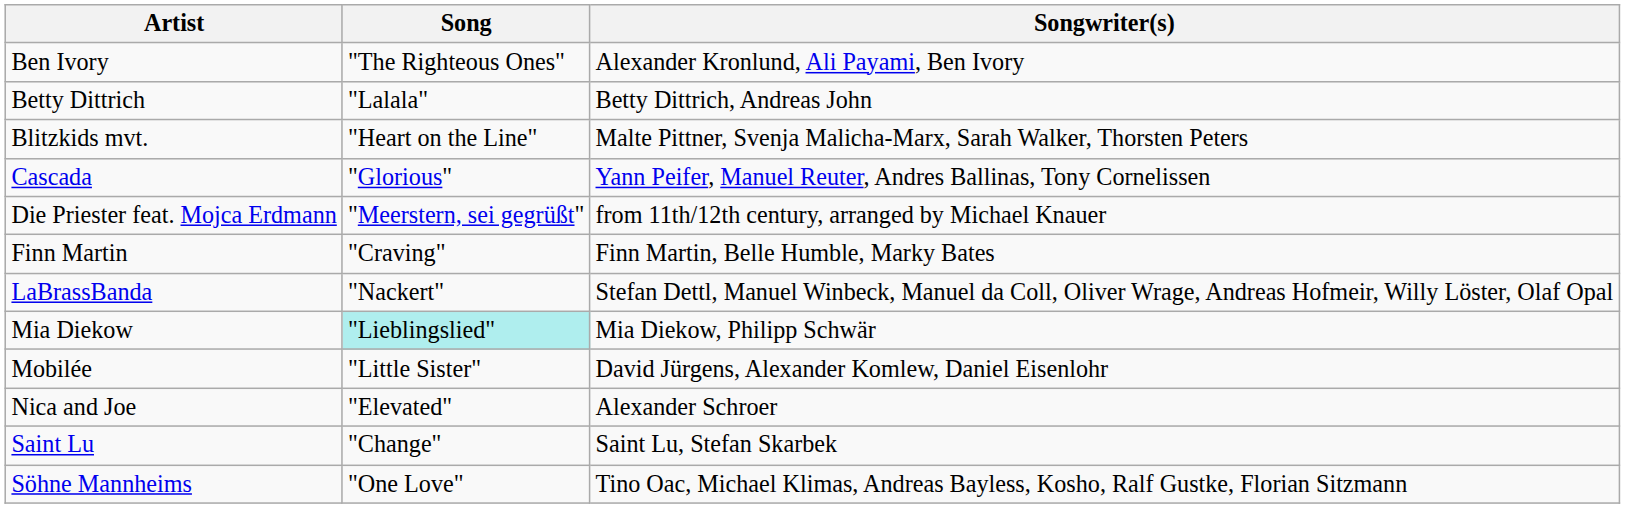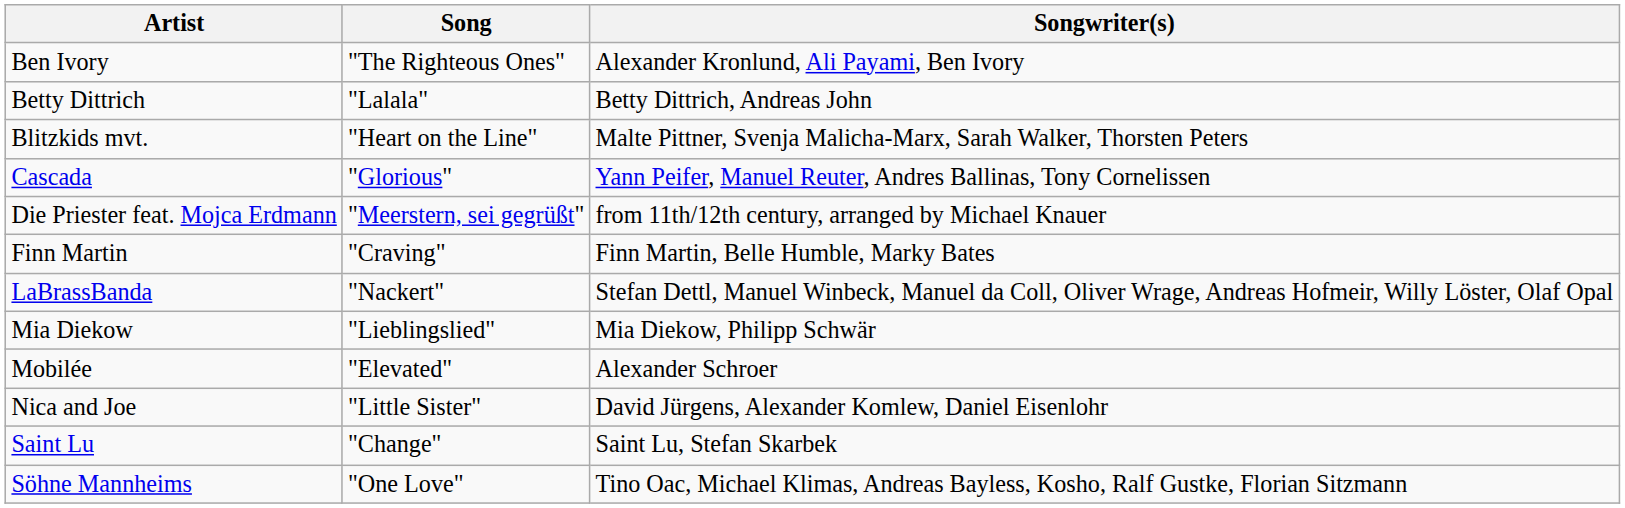(422, 330) paleturquoise background -> (422, 330) no background
(415, 368) "Little Sister" -> (400, 368) "Elevated"
(852, 368) David Jürgens, Alexander Komlew, Daniel Eisenlohr -> (686, 368) Alexander Schroer
(400, 406) "Elevated" -> (415, 406) "Little Sister"
(686, 406) Alexander Schroer -> (852, 406) David Jürgens, Alexander Komlew, Daniel Eisenlohr
